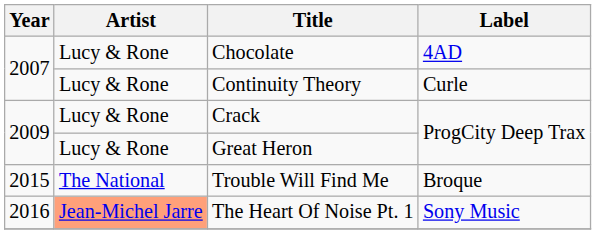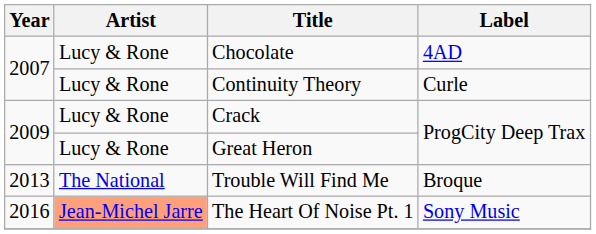(29, 180) 2015 -> (29, 180) 2013
